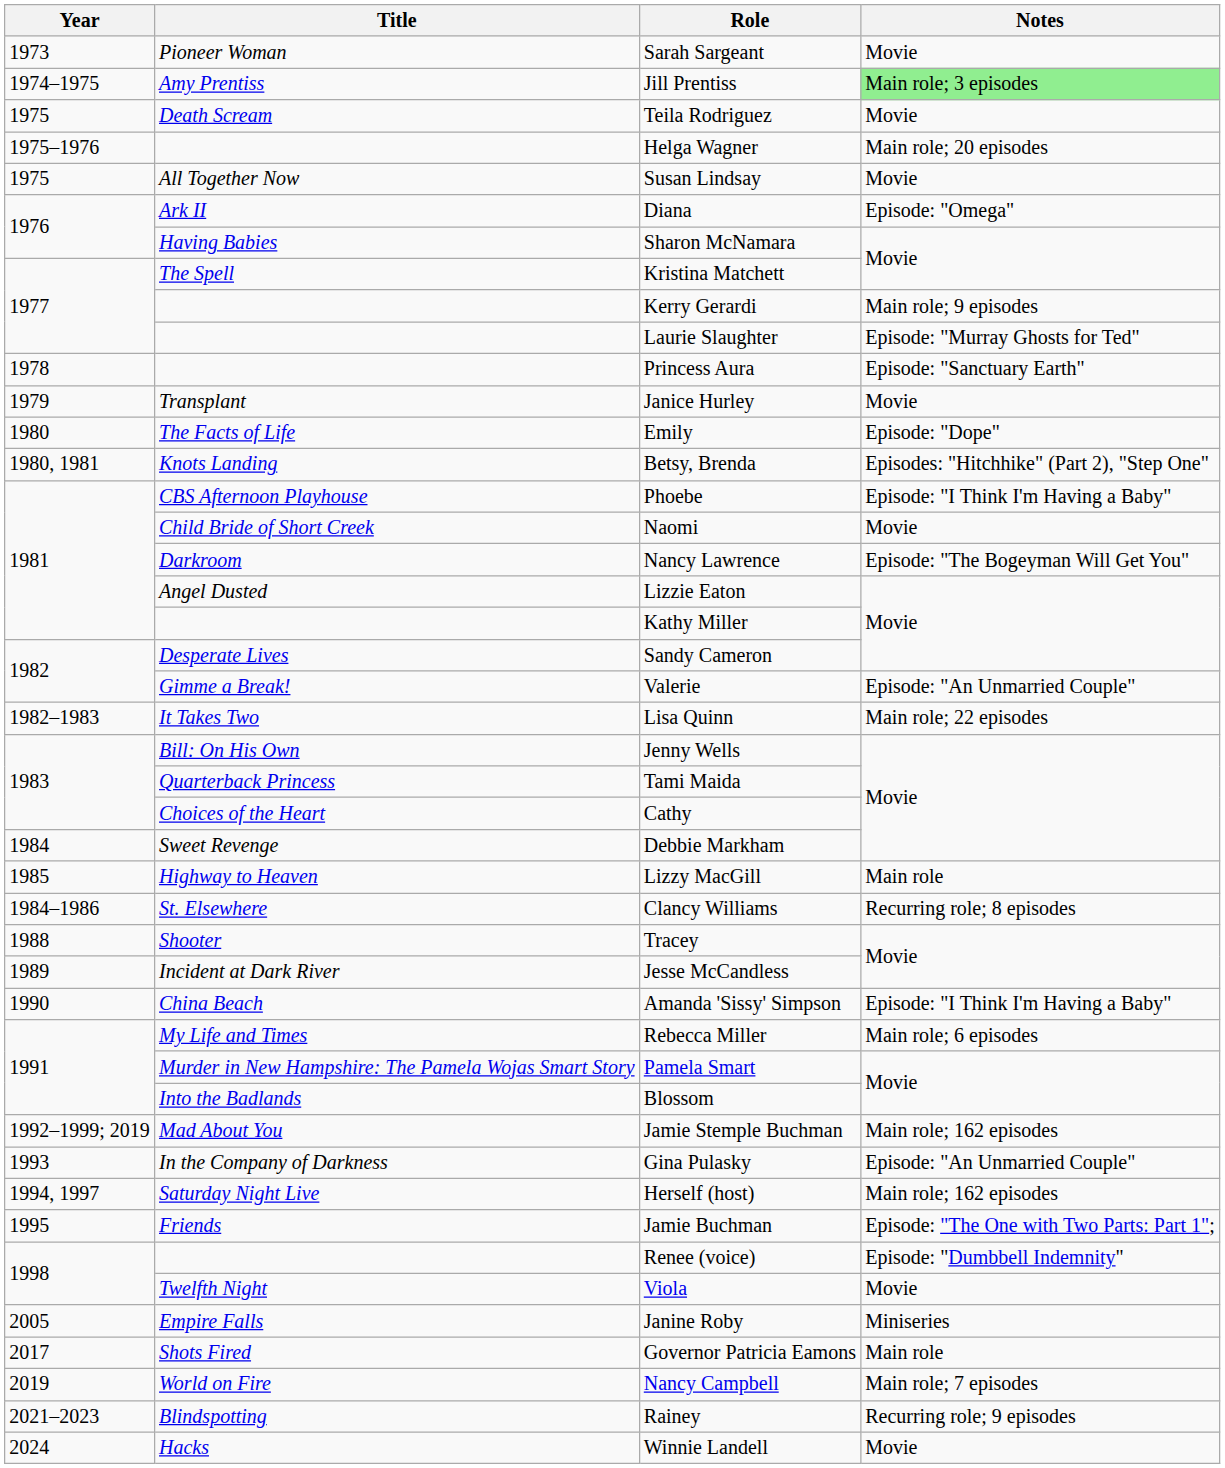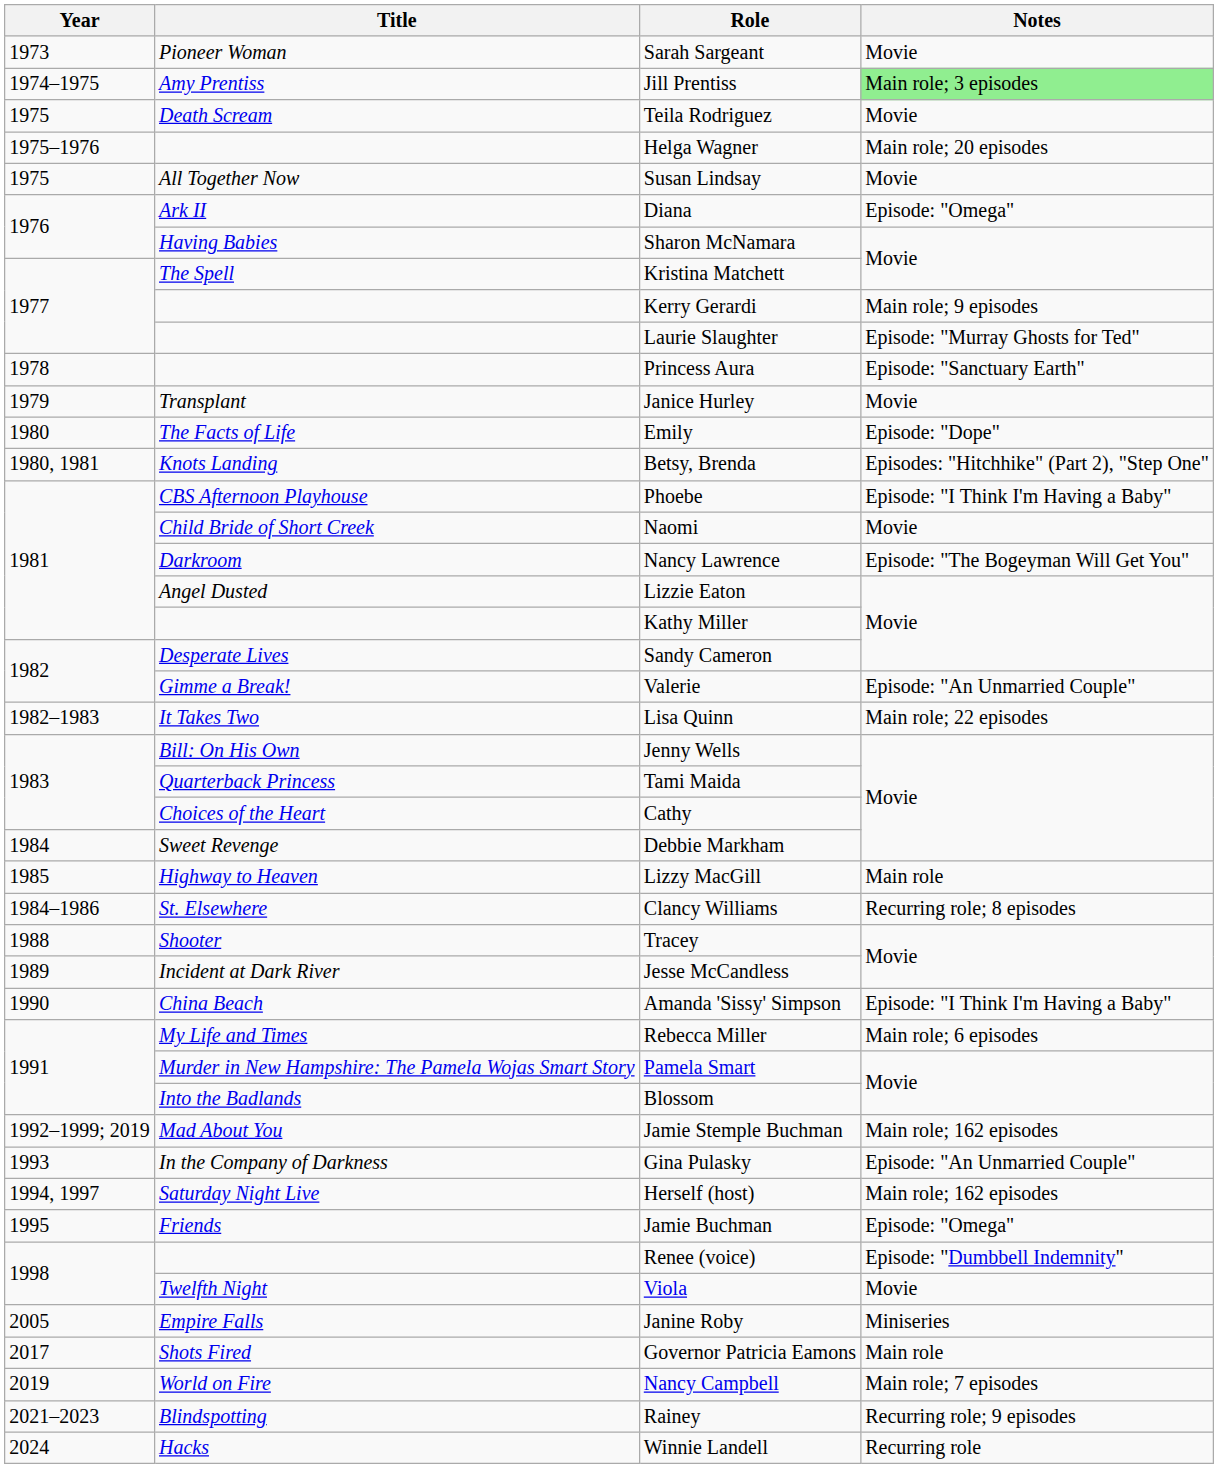(1040, 1225) Episode: "The One with Two Parts: Part 1"; -> (940, 1225) Episode: "Omega"
(891, 1447) Movie -> (923, 1447) Recurring role
